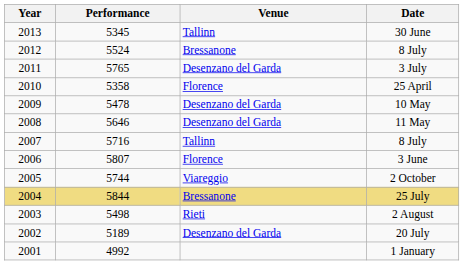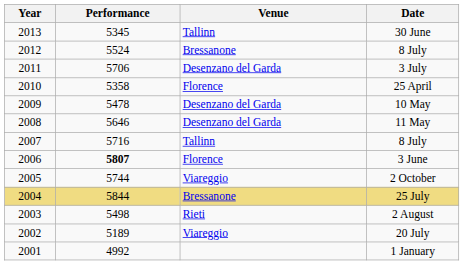(118, 68) 5765 -> (118, 68) 5706
(118, 159) normal -> (118, 159) bold
(232, 232) Desenzano del Garda -> (205, 232) Viareggio
